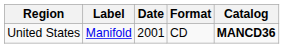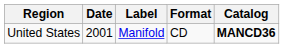columns swapped: (151, 14) <-> (109, 14)
